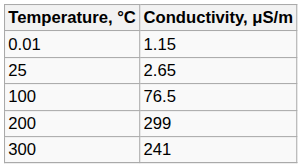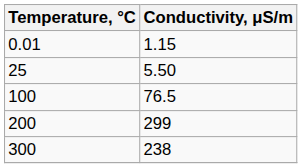(160, 70) 2.65 -> (160, 70) 5.50
(157, 149) 241 -> (157, 149) 238
